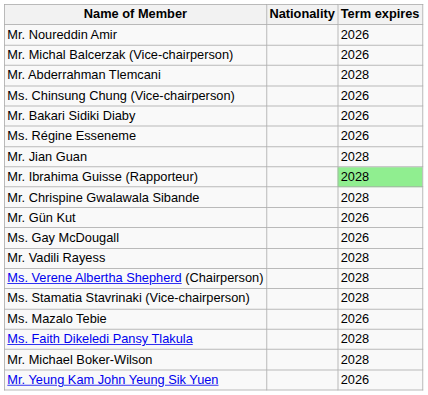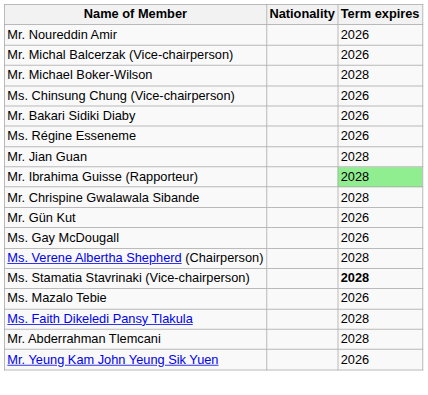rows swapped: (80, 359) <-> (84, 75)
- row: (56, 258)
(355, 298) normal -> (355, 278) bold
